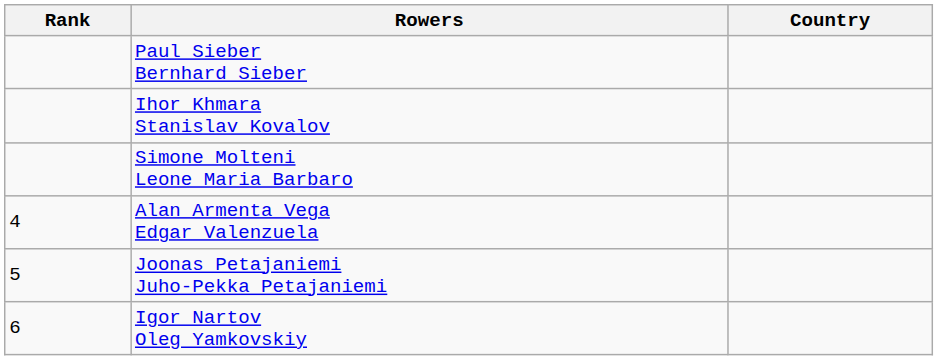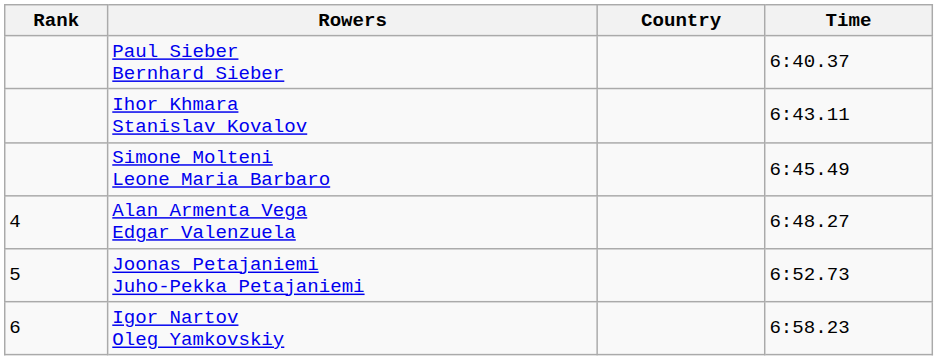+ column: (849, 20)
